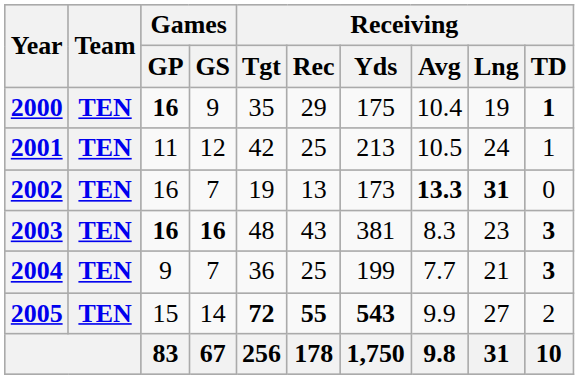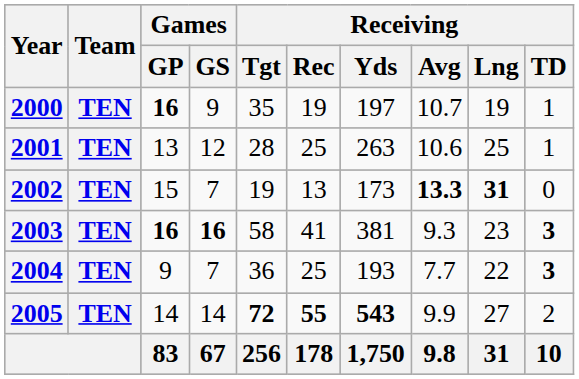(314, 107) 29 -> (314, 107) 19
(376, 107) 175 -> (376, 107) 197
(439, 107) 10.4 -> (439, 107) 10.7
(549, 107) bold -> (549, 107) normal
(165, 148) 11 -> (165, 148) 13
(261, 148) 42 -> (261, 148) 28
(376, 148) 213 -> (376, 148) 263
(439, 148) 10.5 -> (439, 148) 10.6
(496, 148) 24 -> (496, 148) 25
(165, 189) 16 -> (165, 189) 15
(261, 230) 48 -> (261, 230) 58
(314, 230) 43 -> (314, 230) 41
(439, 230) 8.3 -> (439, 230) 9.3
(376, 271) 199 -> (376, 271) 193
(496, 271) 21 -> (496, 271) 22
(165, 312) 15 -> (165, 312) 14
